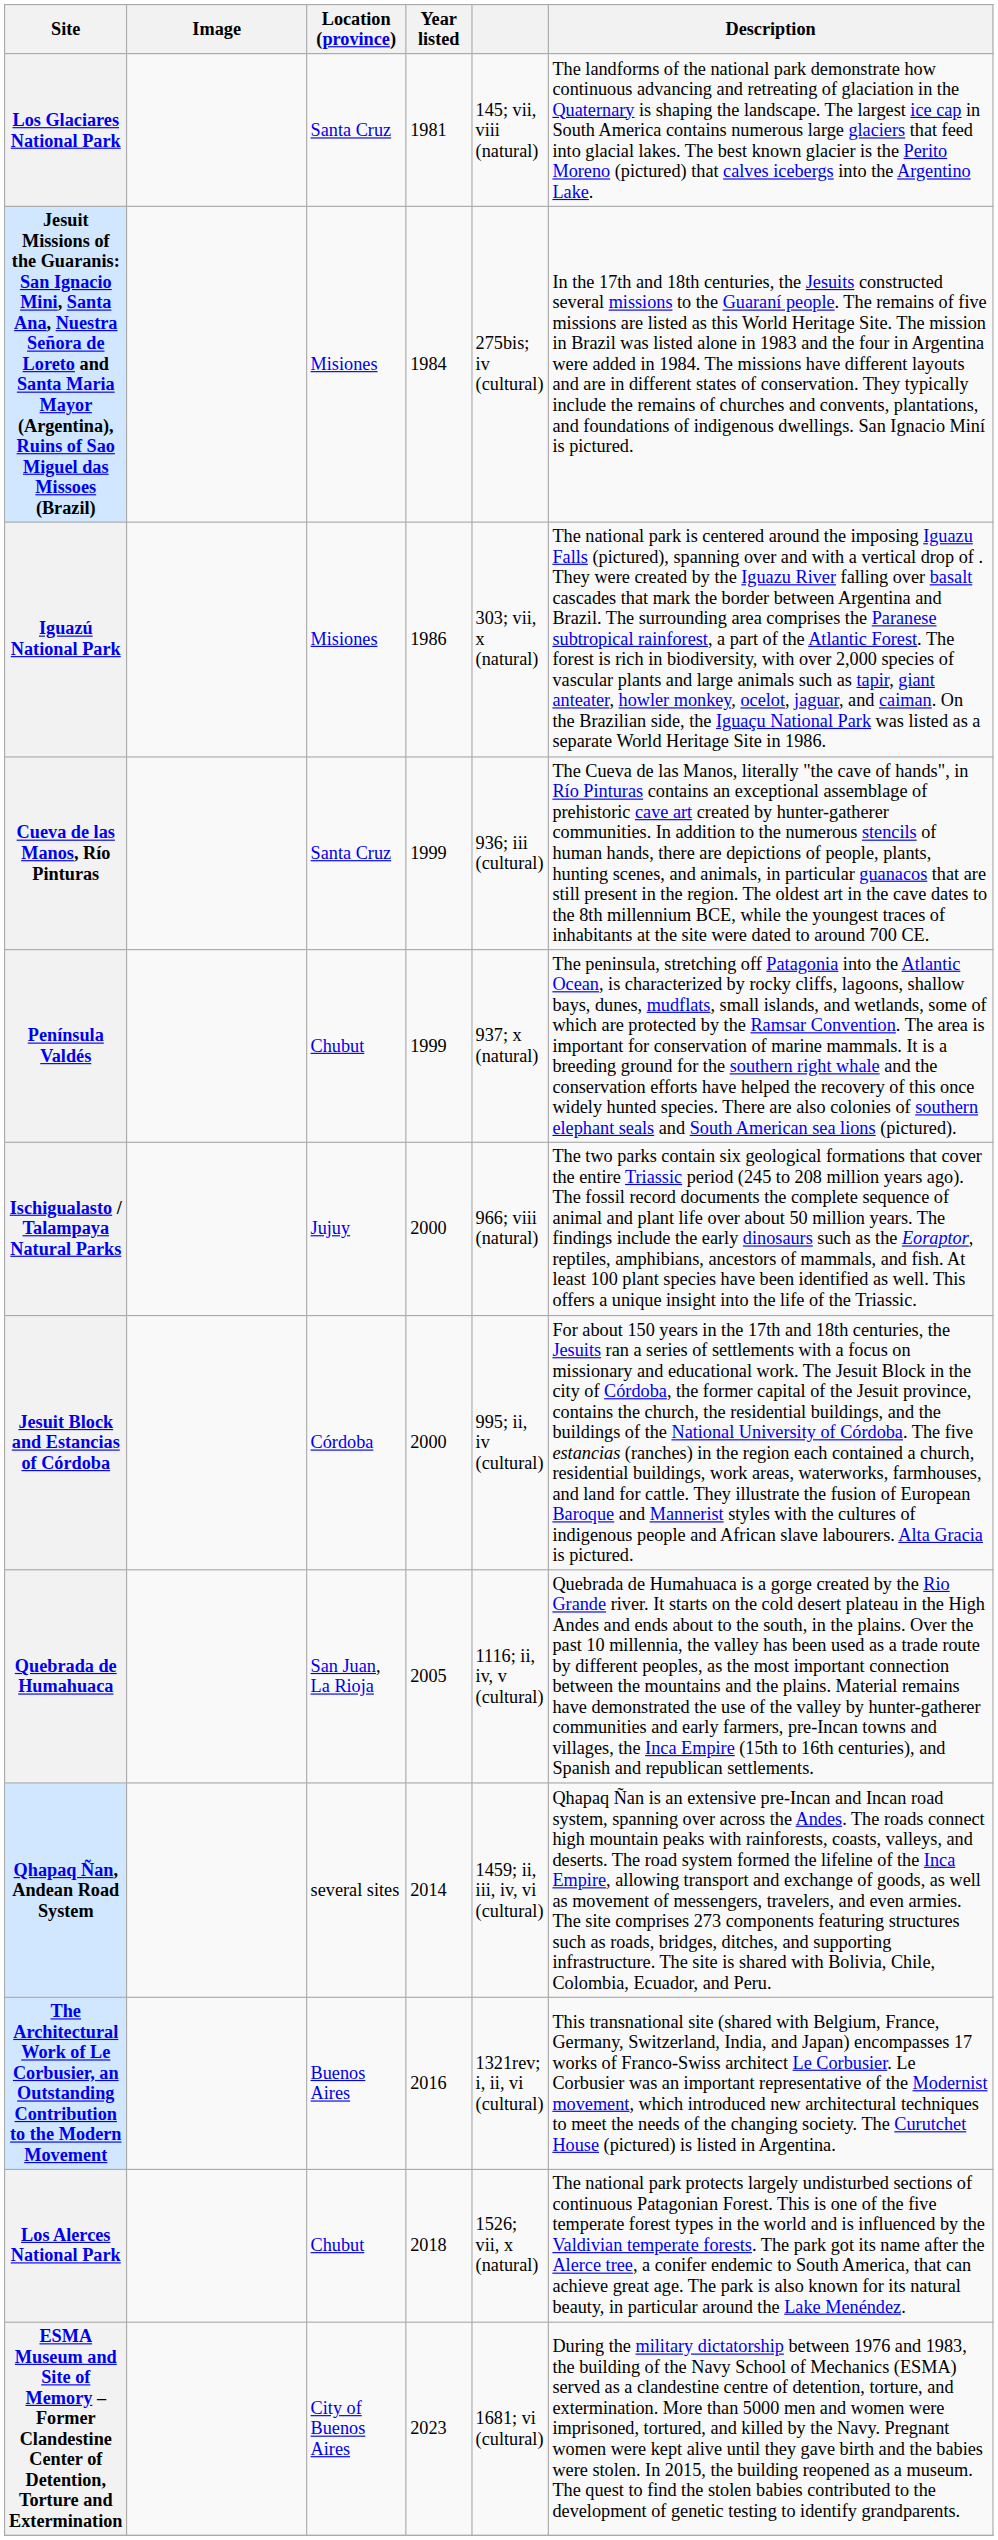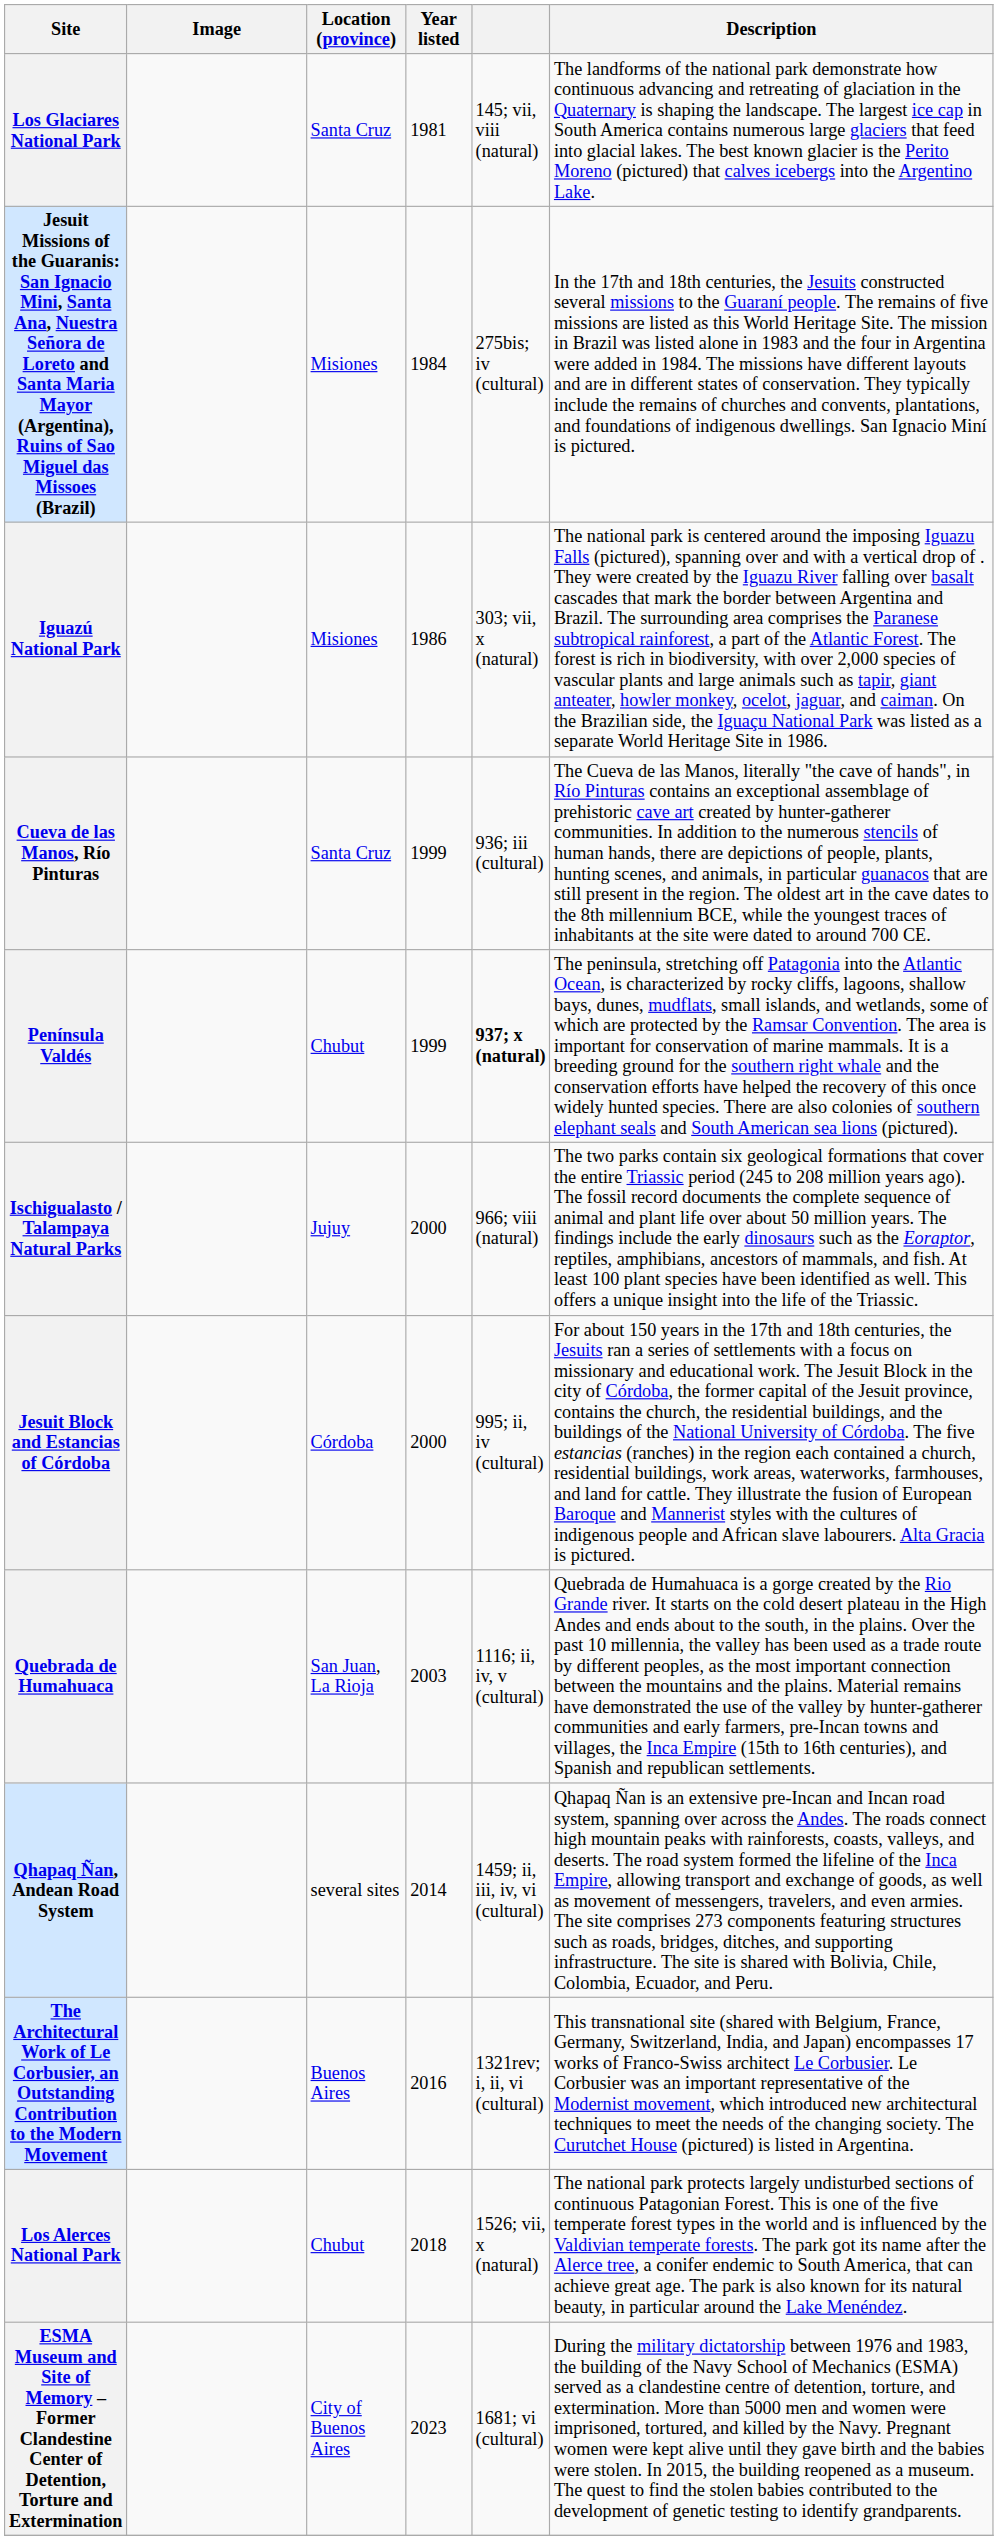(507, 1045) normal -> (511, 1045) bold
(428, 1676) 2005 -> (428, 1676) 2003
